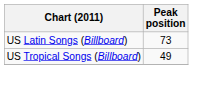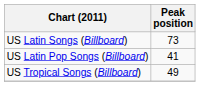+ row: (78, 56)
